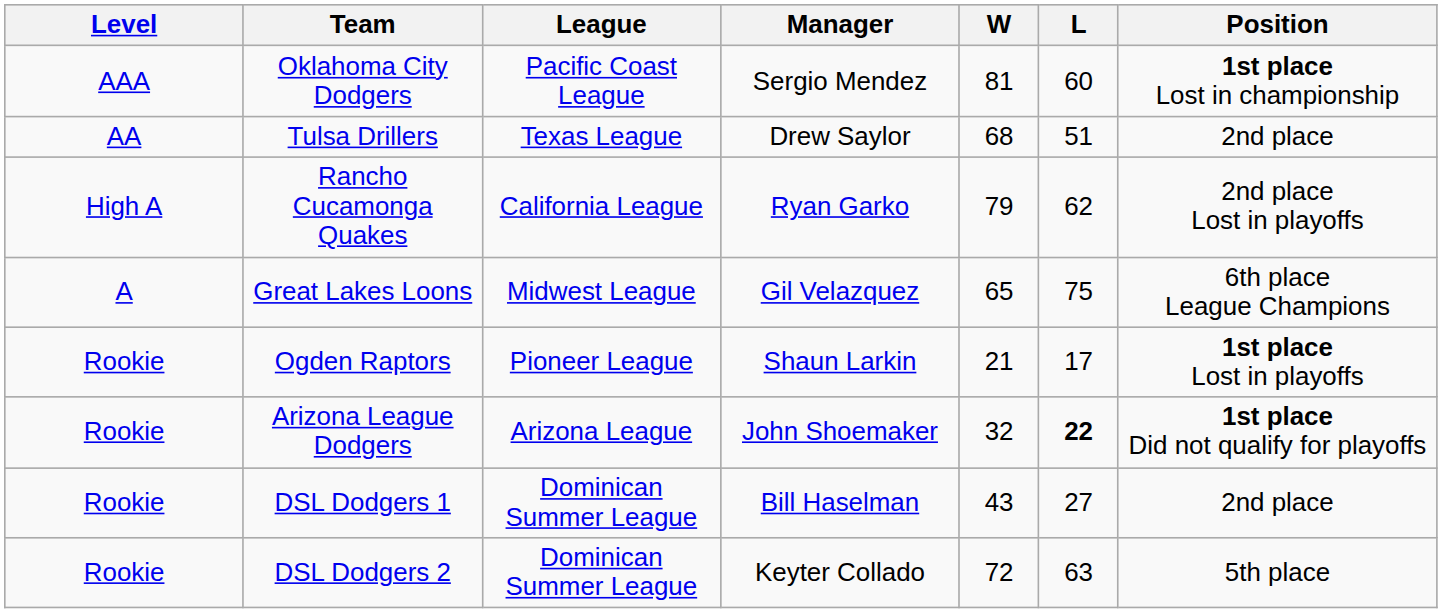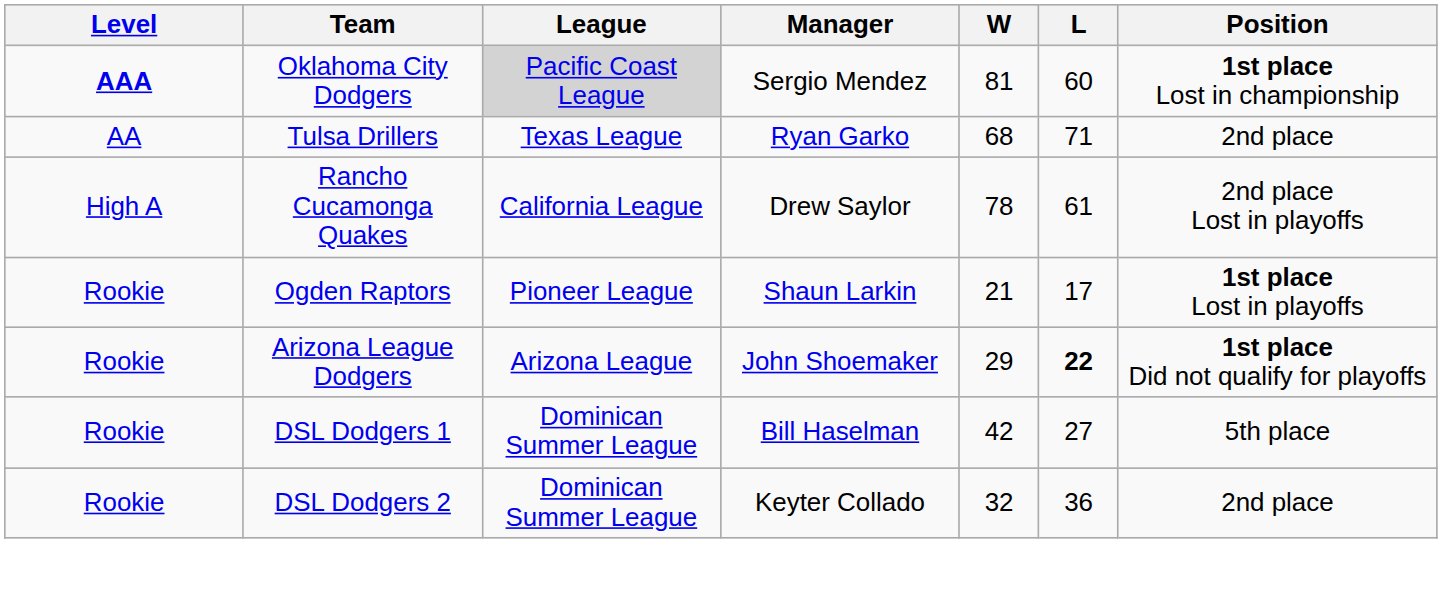(124, 80) normal -> (124, 80) bold
(601, 80) no background -> (601, 80) lightgrey background
(840, 136) Drew Saylor -> (840, 136) Ryan Garko
(1079, 136) 51 -> (1079, 136) 71
(840, 206) Ryan Garko -> (840, 206) Drew Saylor
(999, 206) 79 -> (999, 206) 78
(1079, 206) 62 -> (1079, 206) 61
- row: (363, 291)
(999, 432) 32 -> (999, 361) 29
(999, 502) 43 -> (999, 432) 42
(1277, 502) 2nd place -> (1277, 432) 5th place
(999, 572) 72 -> (999, 502) 32
(1079, 572) 63 -> (1079, 502) 36
(1277, 572) 5th place -> (1277, 502) 2nd place
